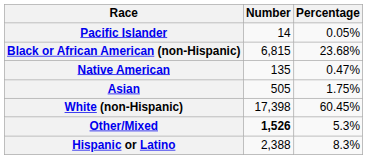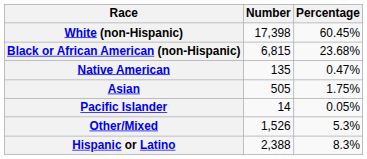rows swapped: (124, 107) <-> (124, 32)
(276, 126) bold -> (276, 126) normal
